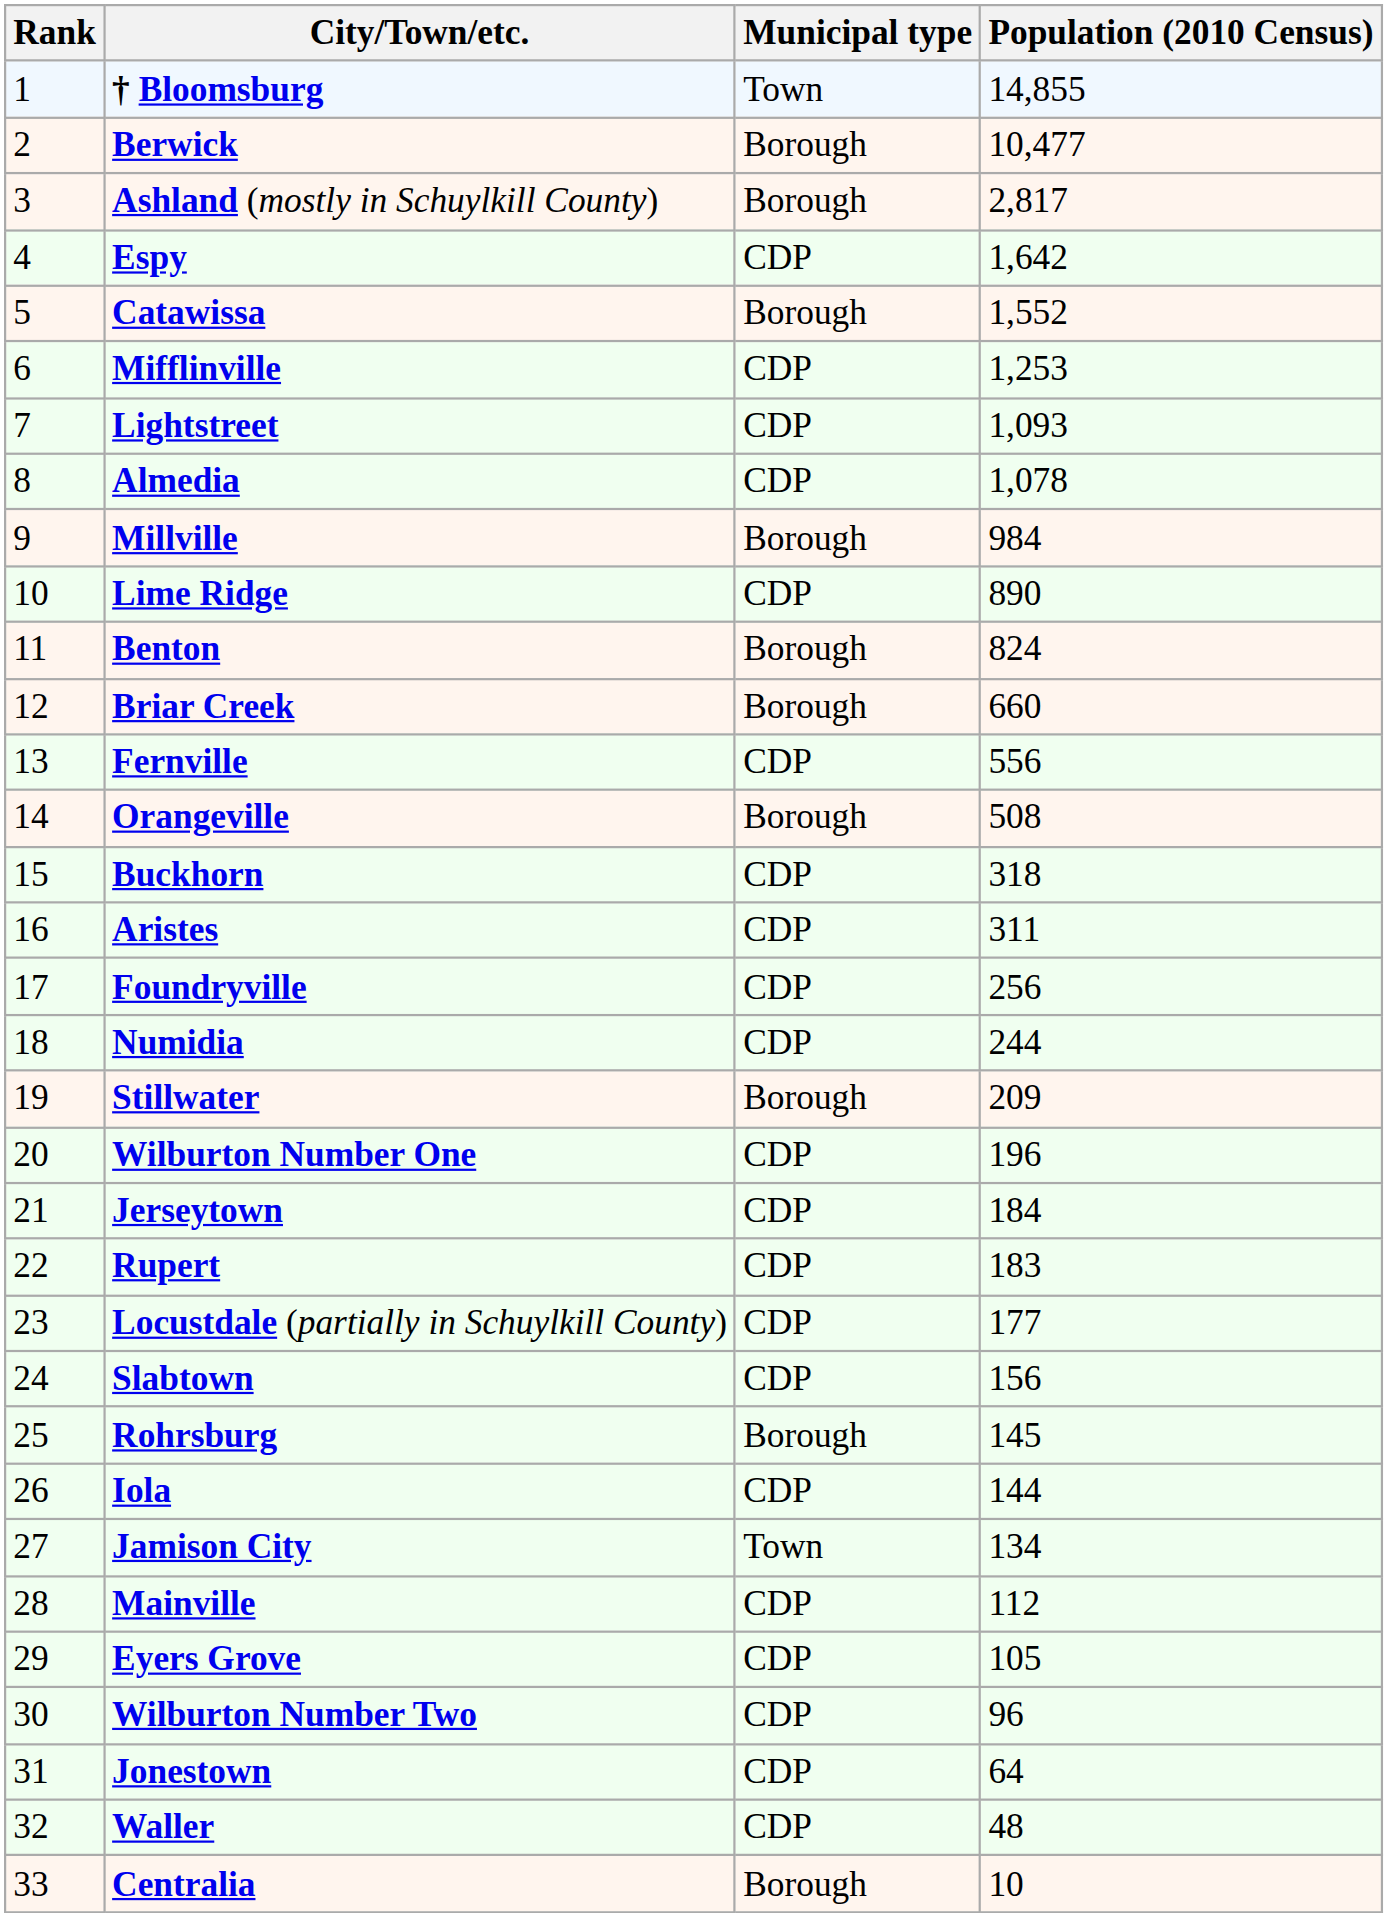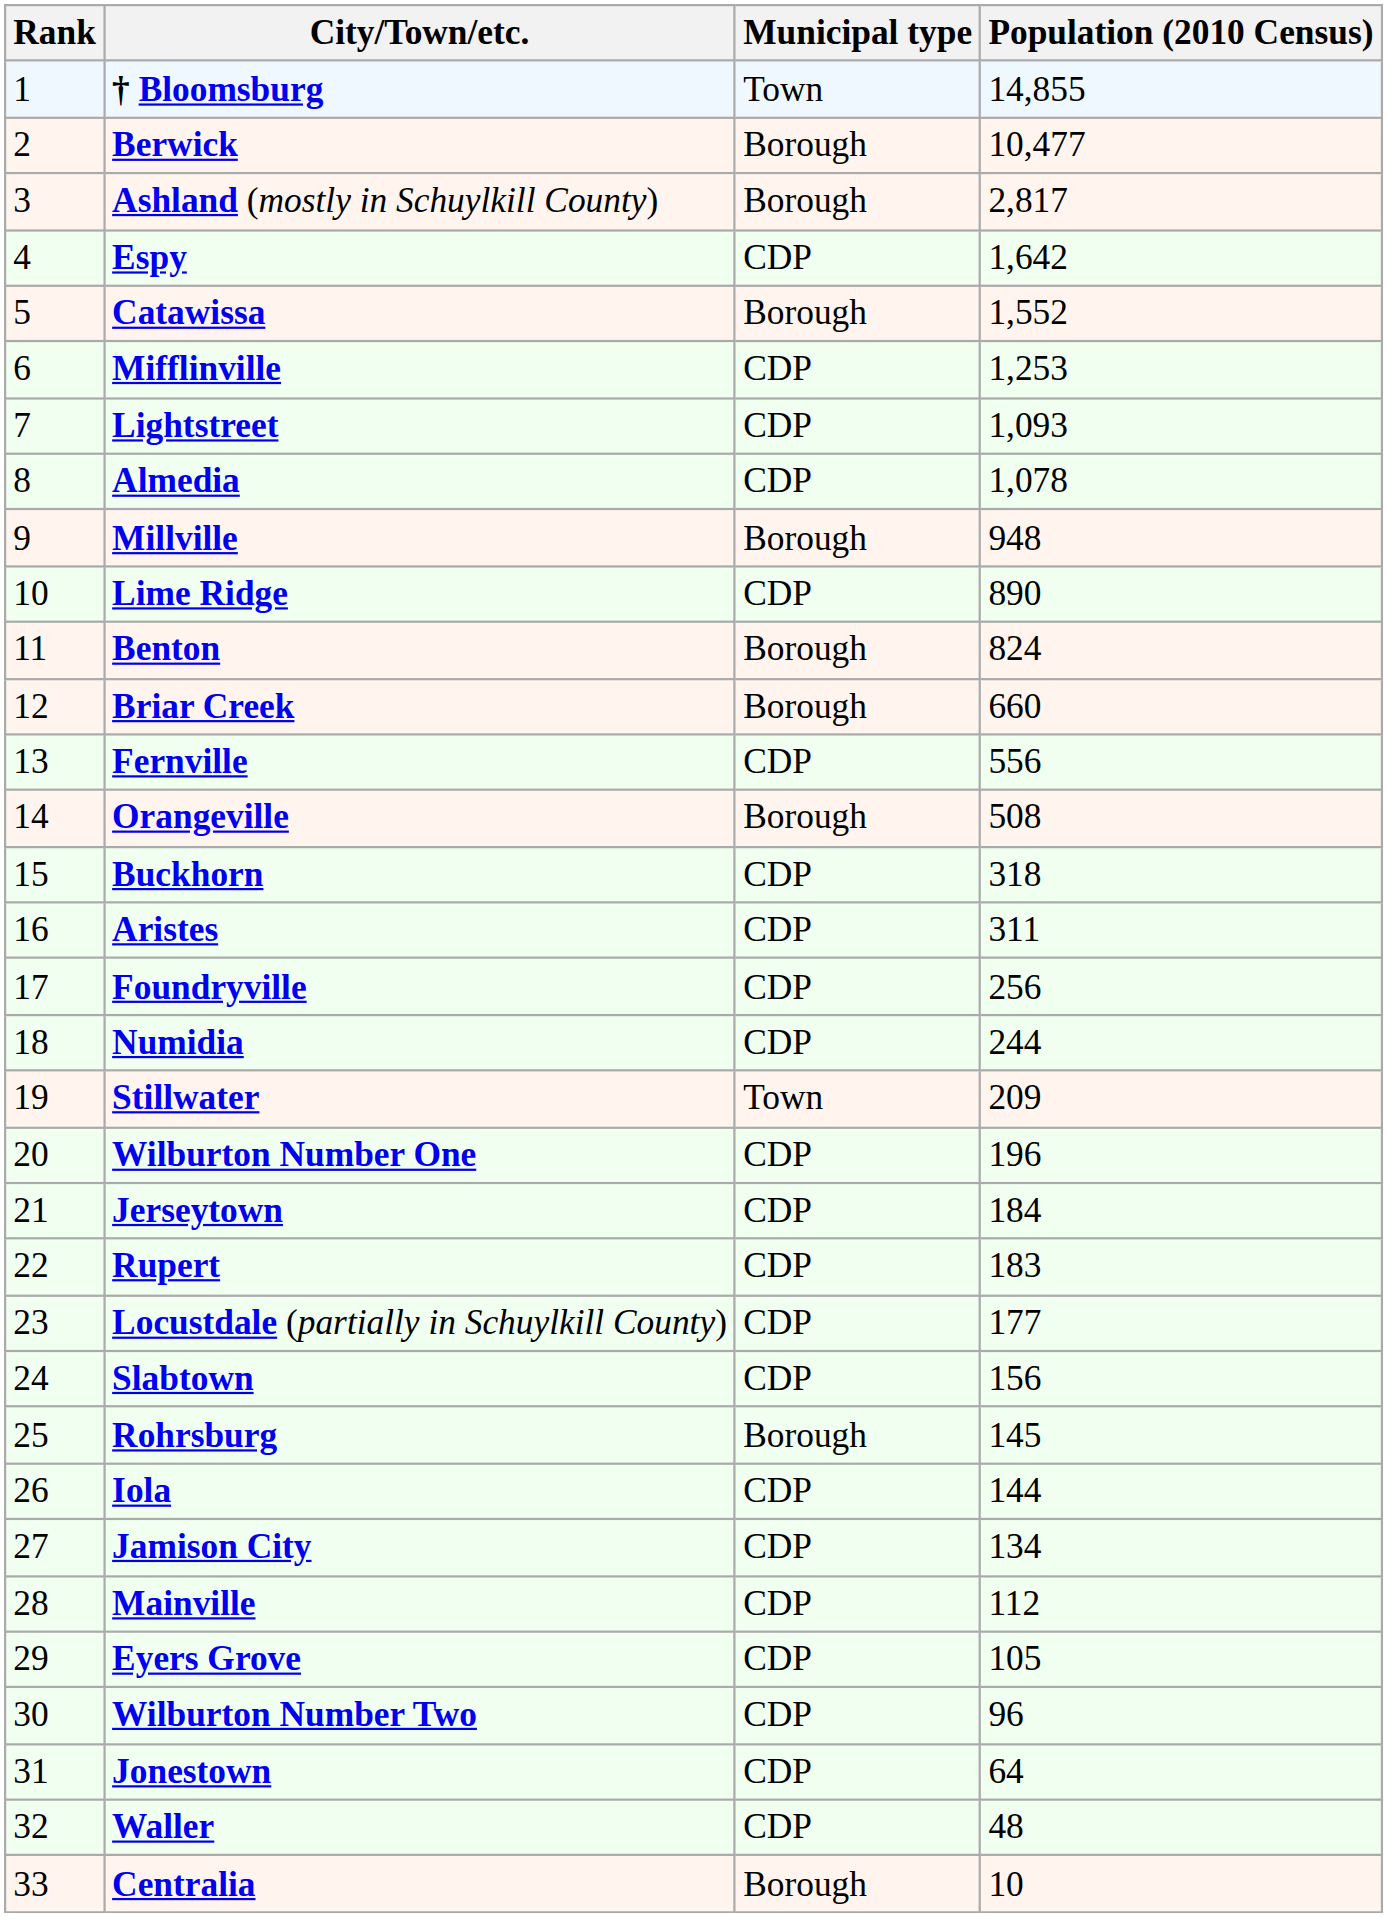(1015, 537) 984 -> (1015, 537) 948
(805, 1098) Borough -> (783, 1098) Town
(783, 1546) Town -> (778, 1546) CDP
